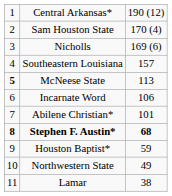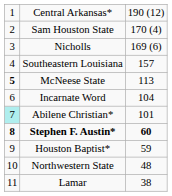(146, 98) 106 -> (146, 98) 104
(12, 115) no background -> (12, 115) paleturquoise background
(146, 132) 68 -> (146, 132) 60
(146, 166) 49 -> (146, 166) 48
